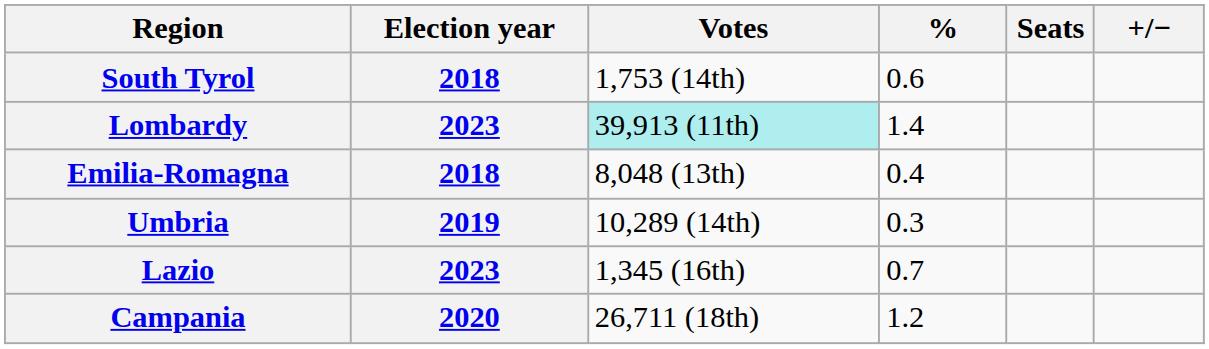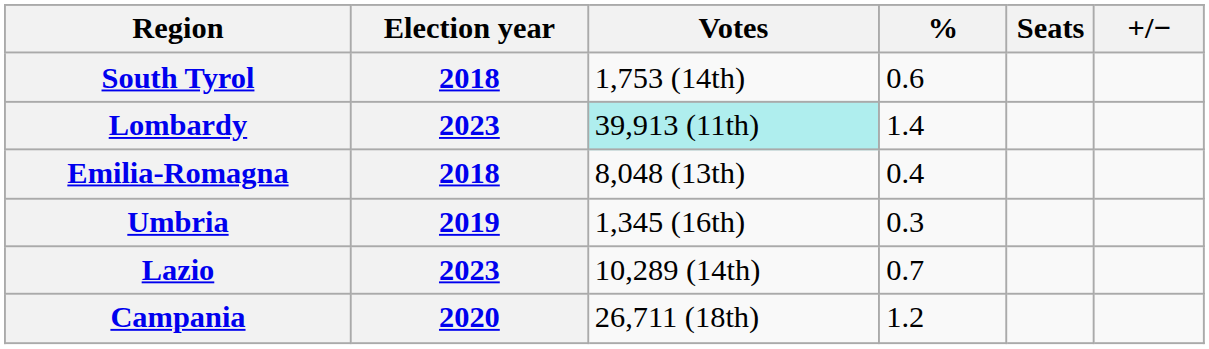(678, 221) 10,289 (14th) -> (670, 221) 1,345 (16th)
(670, 269) 1,345 (16th) -> (678, 269) 10,289 (14th)
